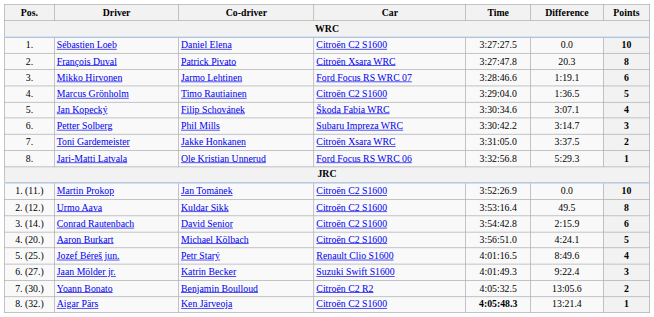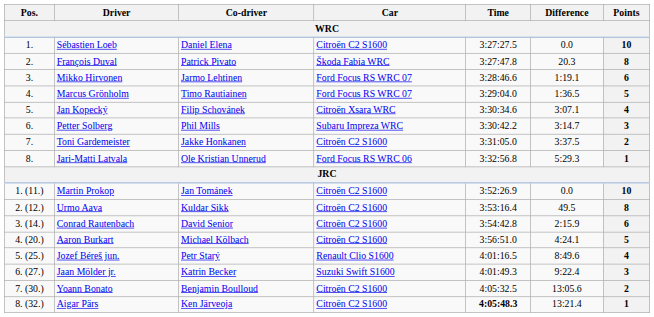(356, 62) Citroën Xsara WRC -> (353, 62) Škoda Fabia WRC
(352, 94) Citroën C2 S1600 -> (364, 94) Ford Focus RS WRC 07
(353, 110) Škoda Fabia WRC -> (356, 110) Citroën Xsara WRC
(356, 142) Citroën Xsara WRC -> (352, 142) Citroën C2 S1600
(345, 288) Citroën C2 R2 -> (352, 288) Citroën C2 S1600
